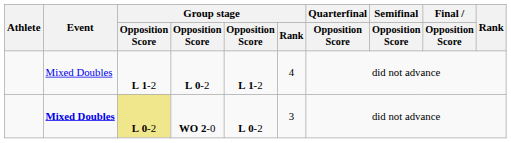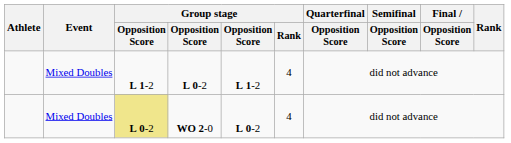(80, 116) bold -> (79, 116) normal
(291, 116) 3 -> (289, 116) 4
